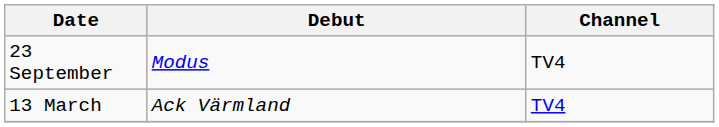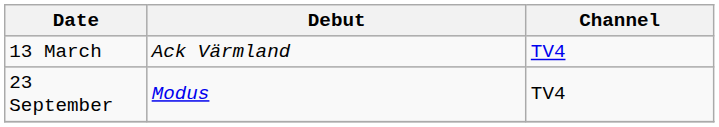rows swapped: (56, 105) <-> (61, 63)
